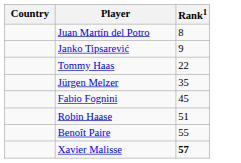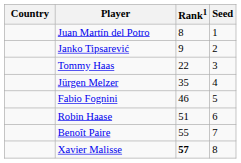+ column: (223, 14)
(183, 99) 45 -> (183, 99) 46
